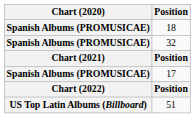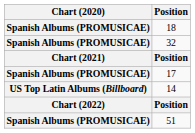+ row: (171, 89)
(78, 105) US Top Latin Albums (Billboard) -> (78, 120) Spanish Albums (PROMUSICAE)
